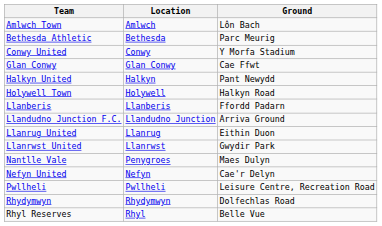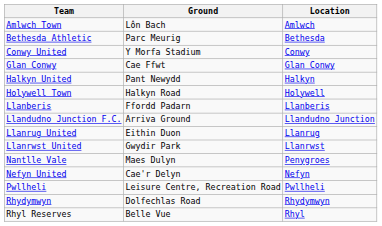columns swapped: (171, 11) <-> (297, 11)
